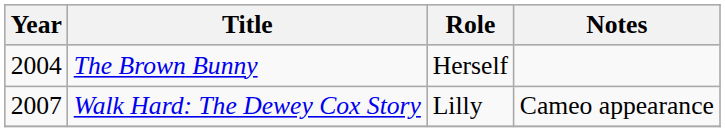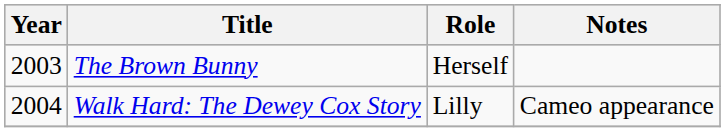(36, 65) 2004 -> (36, 65) 2003
(36, 106) 2007 -> (36, 106) 2004
